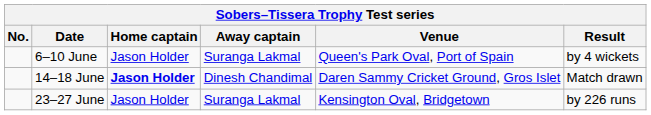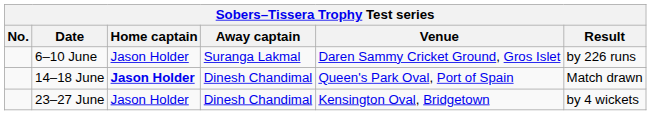(416, 57) Queen's Park Oval, Port of Spain -> (439, 57) Daren Sammy Cricket Ground, Gros Islet
(603, 57) by 4 wickets -> (601, 57) by 226 runs
(439, 78) Daren Sammy Cricket Ground, Gros Islet -> (416, 78) Queen's Park Oval, Port of Spain
(252, 99) Suranga Lakmal -> (258, 99) Dinesh Chandimal
(601, 99) by 226 runs -> (603, 99) by 4 wickets
